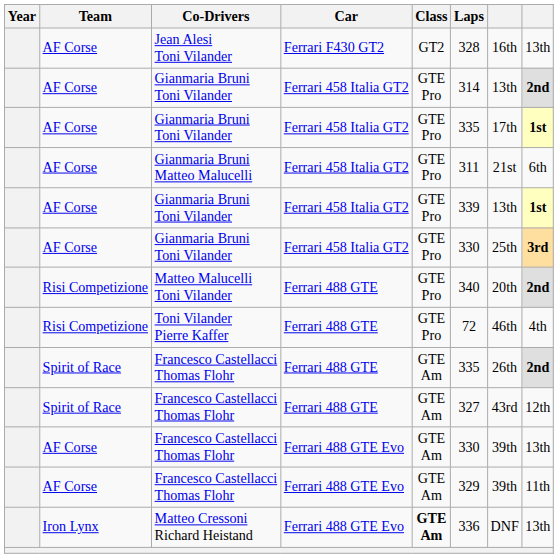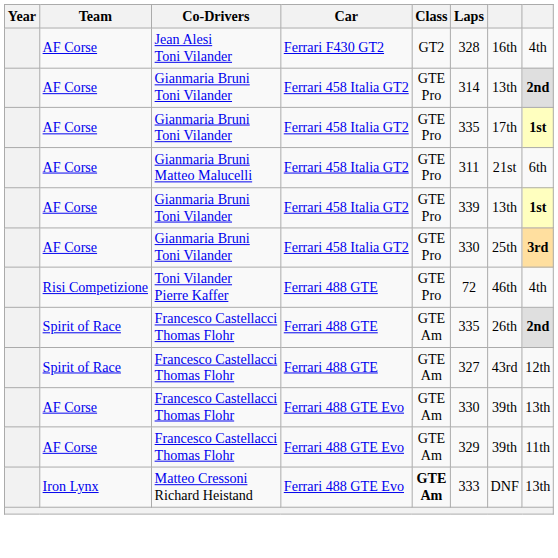(538, 48) 13th -> (538, 48) 4th
- row: (95, 287)
(469, 527) 336 -> (469, 487) 333
